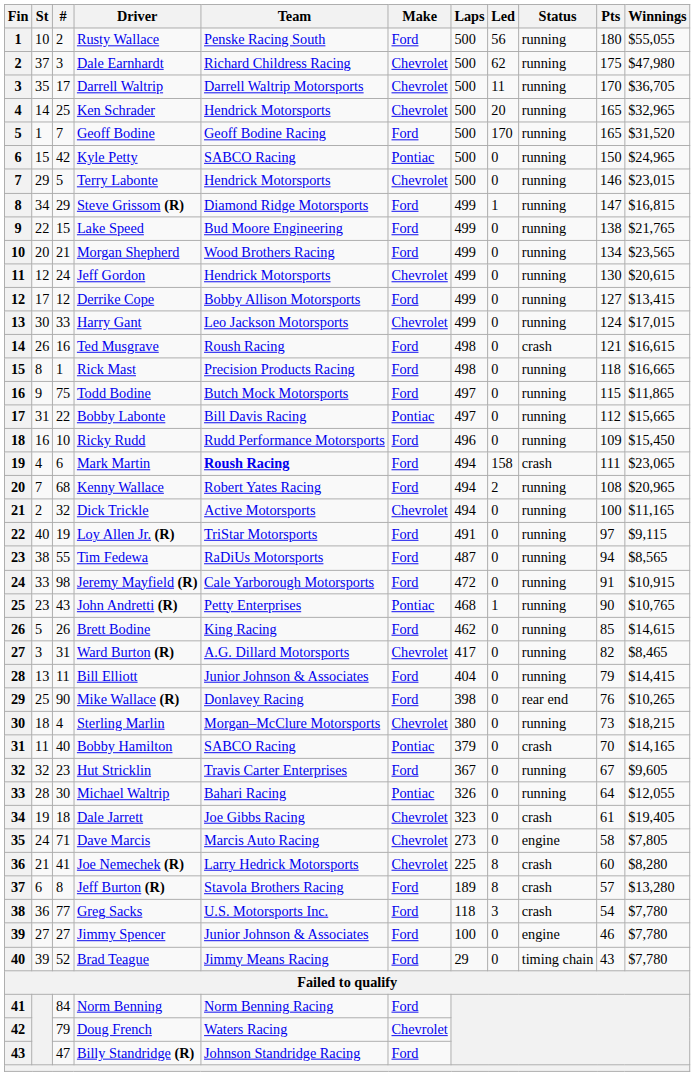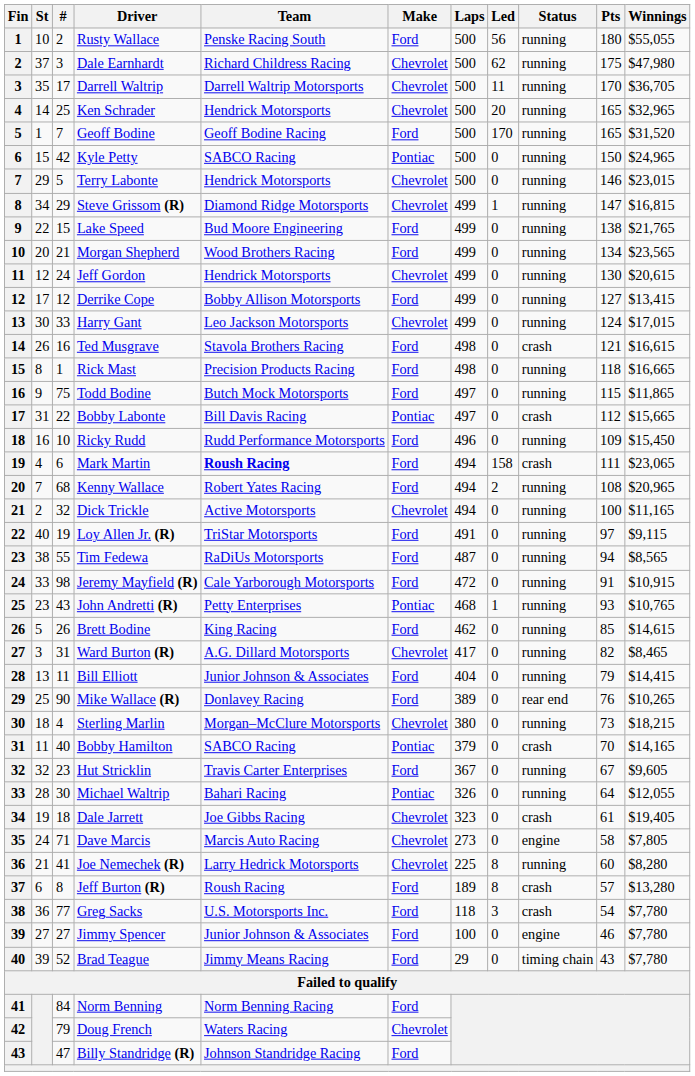(405, 204) Ford -> (420, 204) Chevrolet
(244, 346) Roush Racing -> (274, 346) Stavola Brothers Racing
(544, 416) running -> (537, 416) crash
(607, 605) 90 -> (607, 605) 93
(465, 699) 398 -> (465, 699) 389
(537, 864) crash -> (544, 864) running
(274, 888) Stavola Brothers Racing -> (244, 888) Roush Racing
